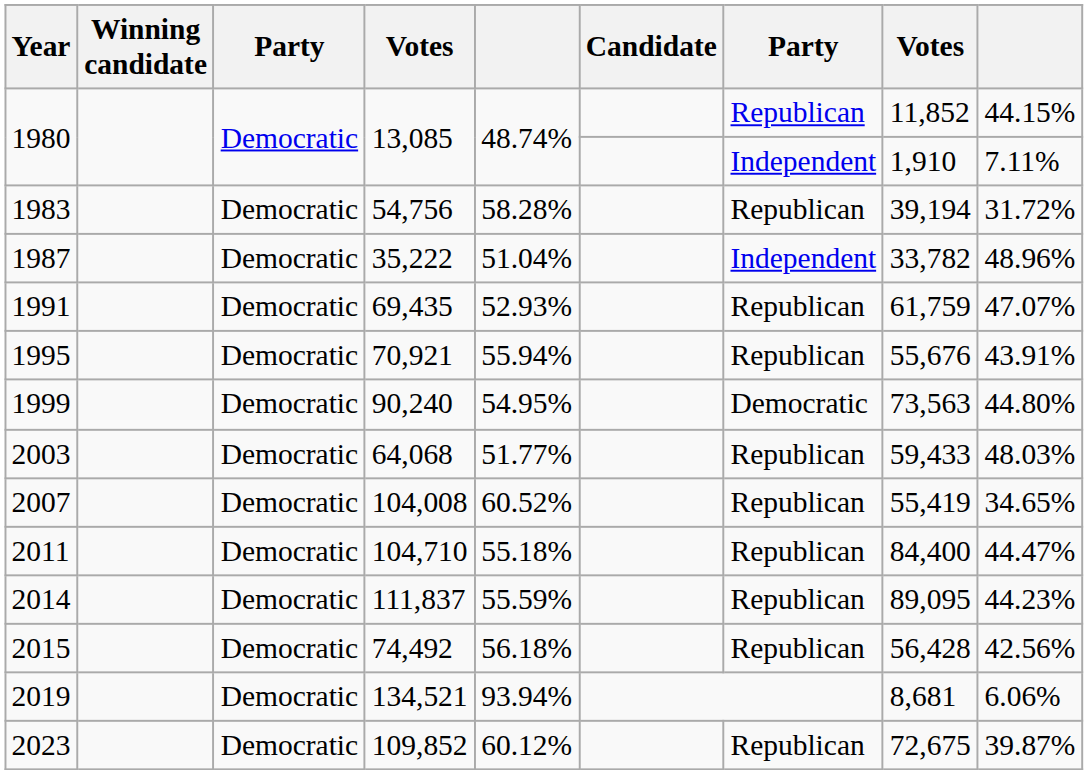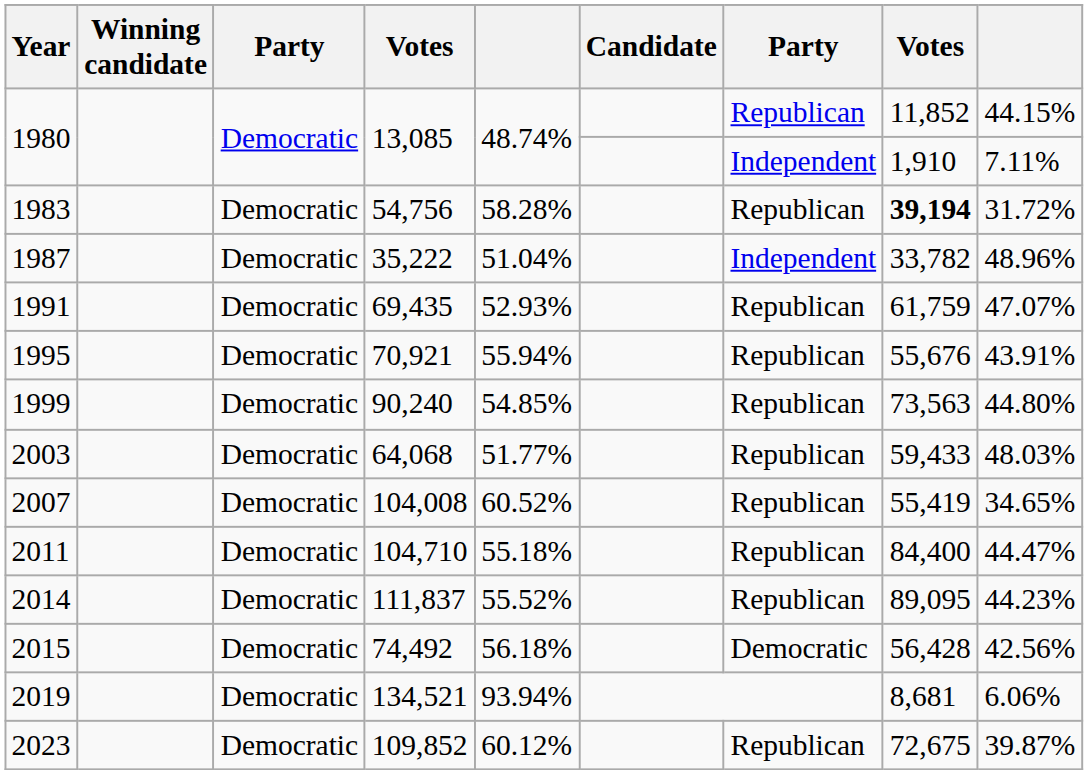(930, 209) normal -> (930, 209) bold
(527, 404) 54.95% -> (527, 404) 54.85%
(799, 404) Democratic -> (798, 404) Republican
(527, 598) 55.59% -> (527, 598) 55.52%
(798, 647) Republican -> (799, 647) Democratic
